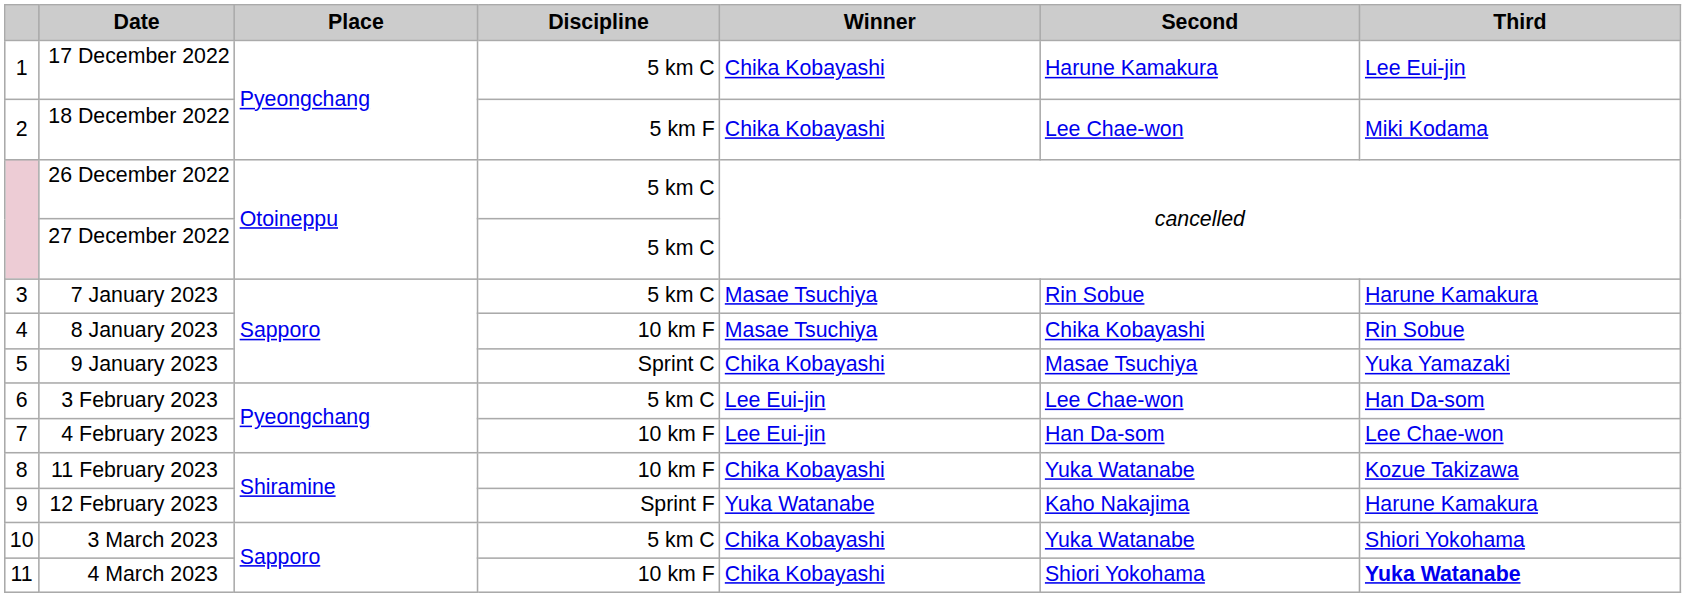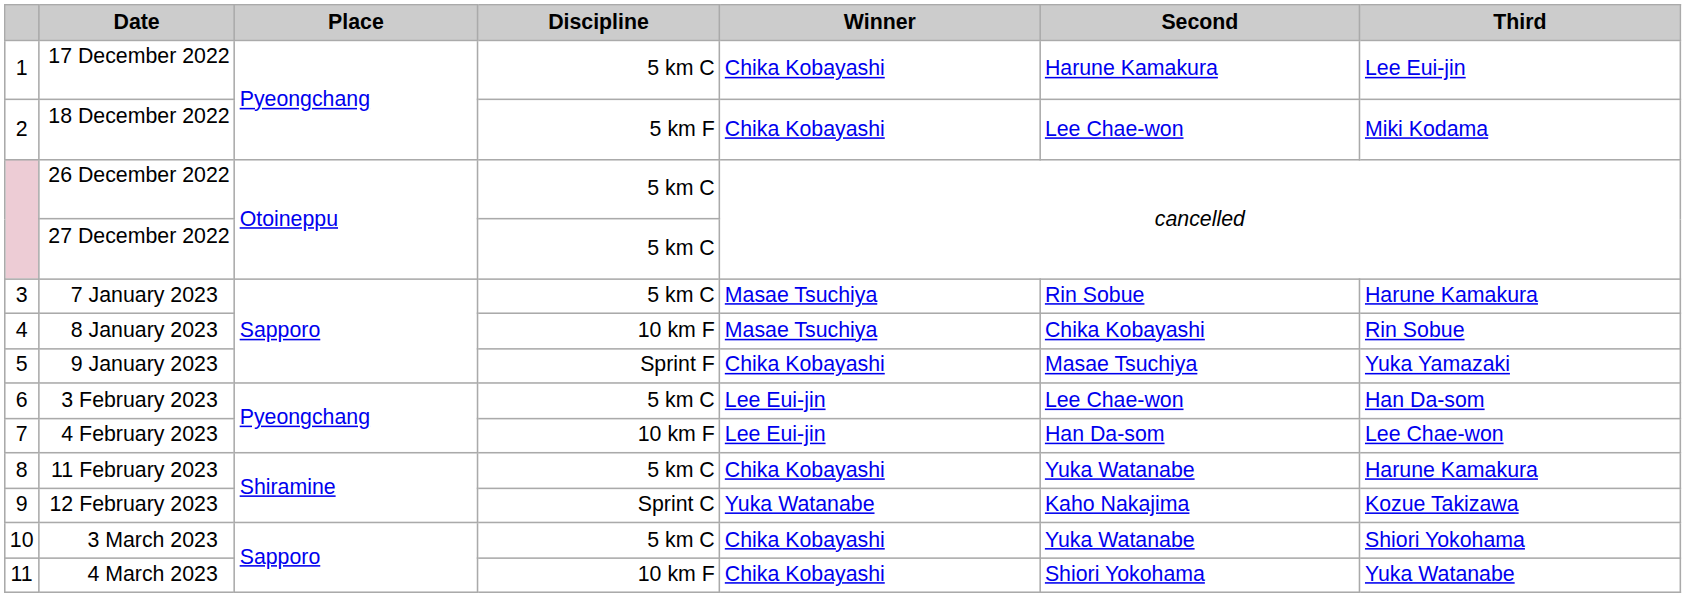(676, 365) Sprint C -> (677, 365) Sprint F
(676, 469) 10 km F -> (681, 469) 5 km C
(1442, 469) Kozue Takizawa -> (1451, 469) Harune Kamakura
(677, 504) Sprint F -> (676, 504) Sprint C
(1451, 504) Harune Kamakura -> (1442, 504) Kozue Takizawa
(1443, 574) bold -> (1440, 574) normal
